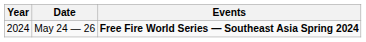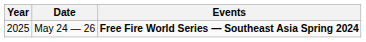(18, 28) 2024 -> (18, 28) 2025
